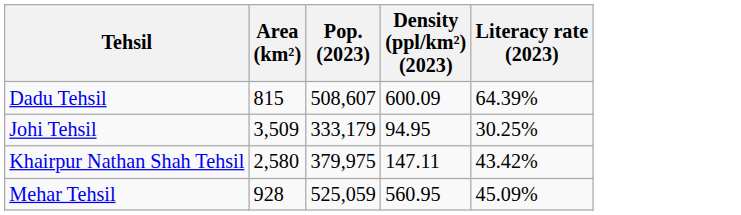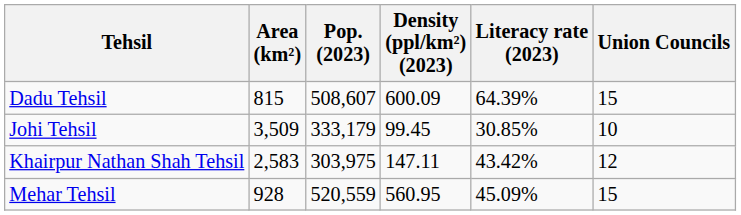+ column: (664, 43)
(408, 129) 94.95 -> (408, 129) 99.45
(507, 129) 30.25% -> (507, 129) 30.85%
(276, 161) 2,580 -> (276, 161) 2,583
(343, 161) 379,975 -> (343, 161) 303,975
(343, 193) 525,059 -> (343, 193) 520,559
